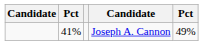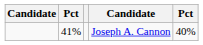(186, 31) 49% -> (186, 31) 40%
